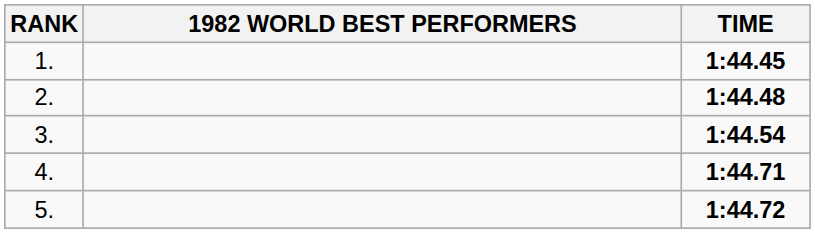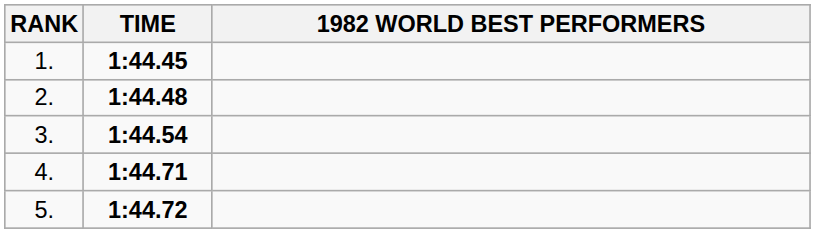columns swapped: (382, 24) <-> (746, 24)
